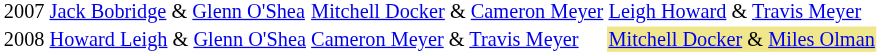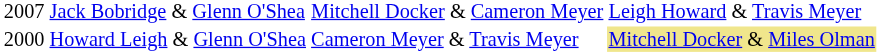(24, 39) 2008 -> (24, 39) 2000
